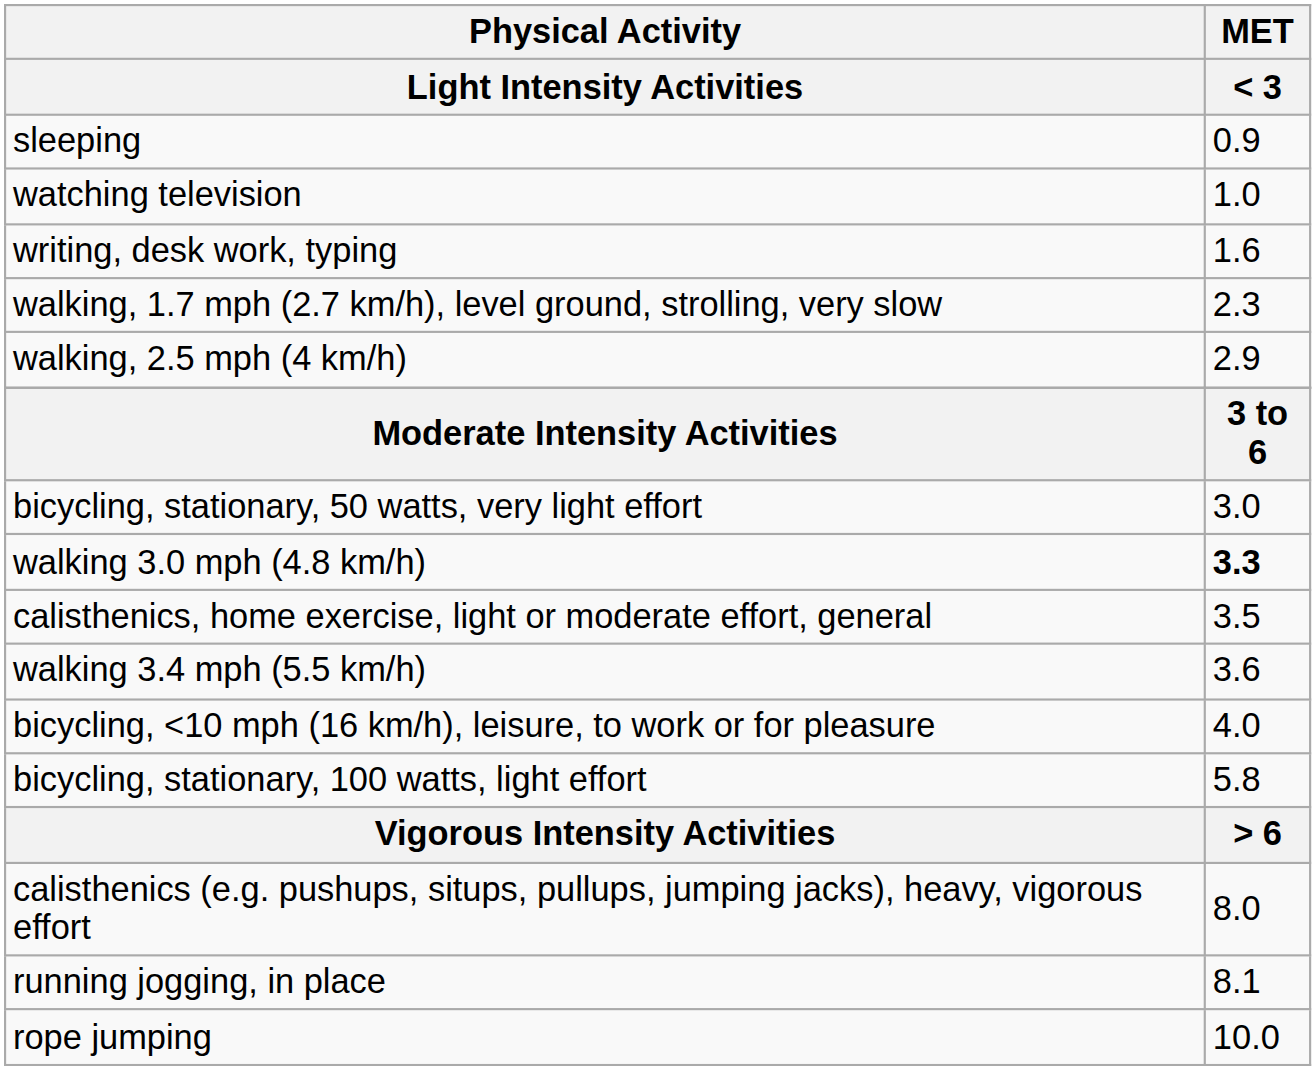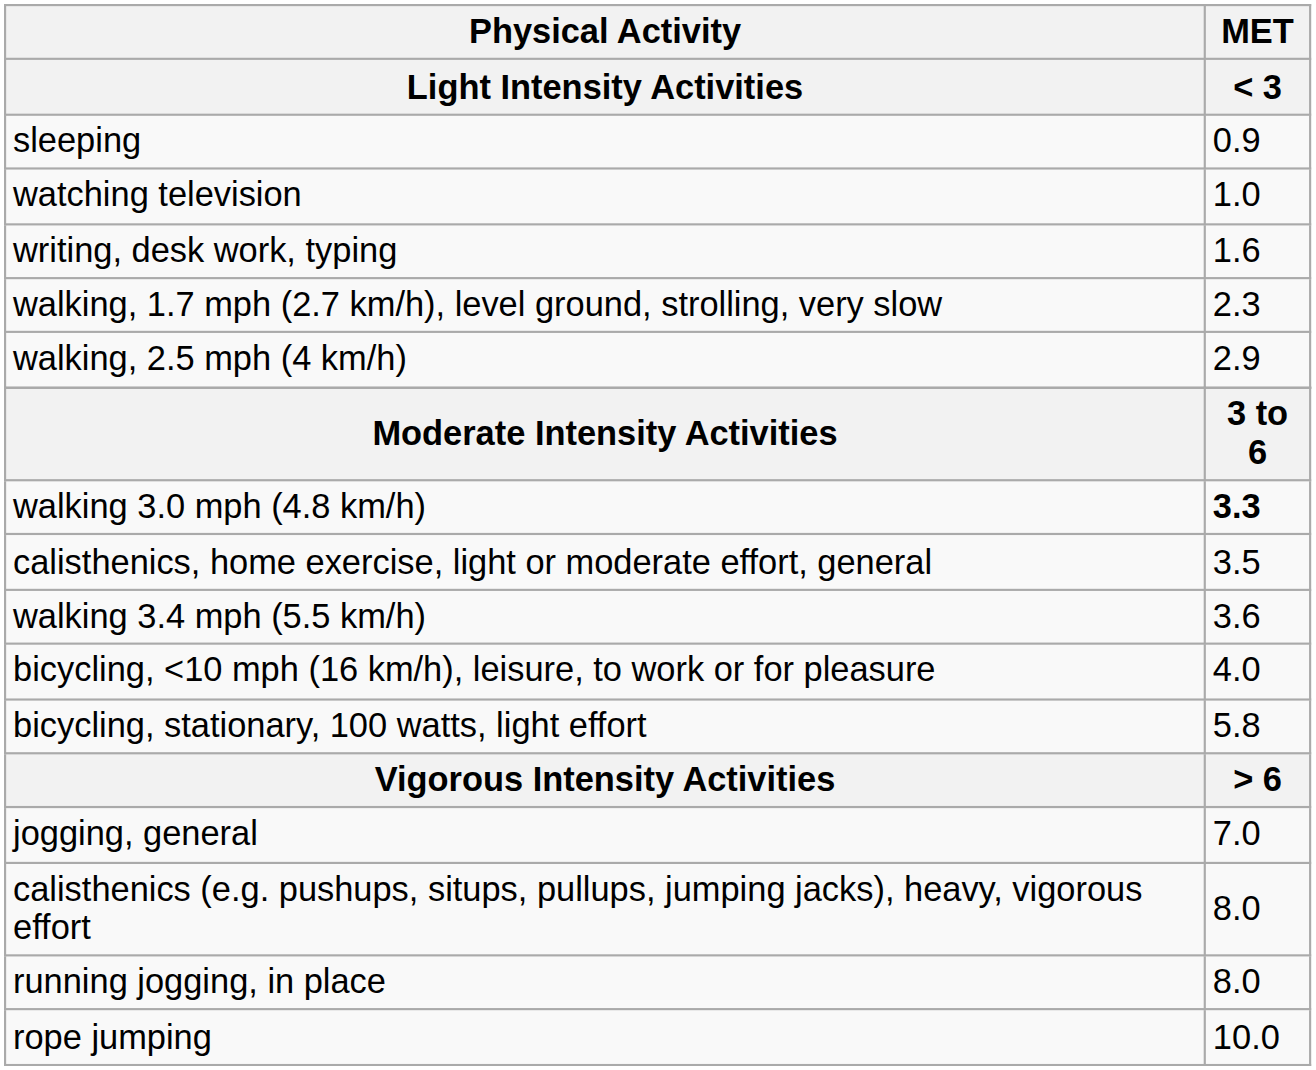- row: (357, 506)
+ row: (135, 834)
(1237, 982) 8.1 -> (1237, 982) 8.0
